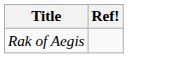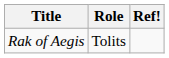+ column: (109, 16)
